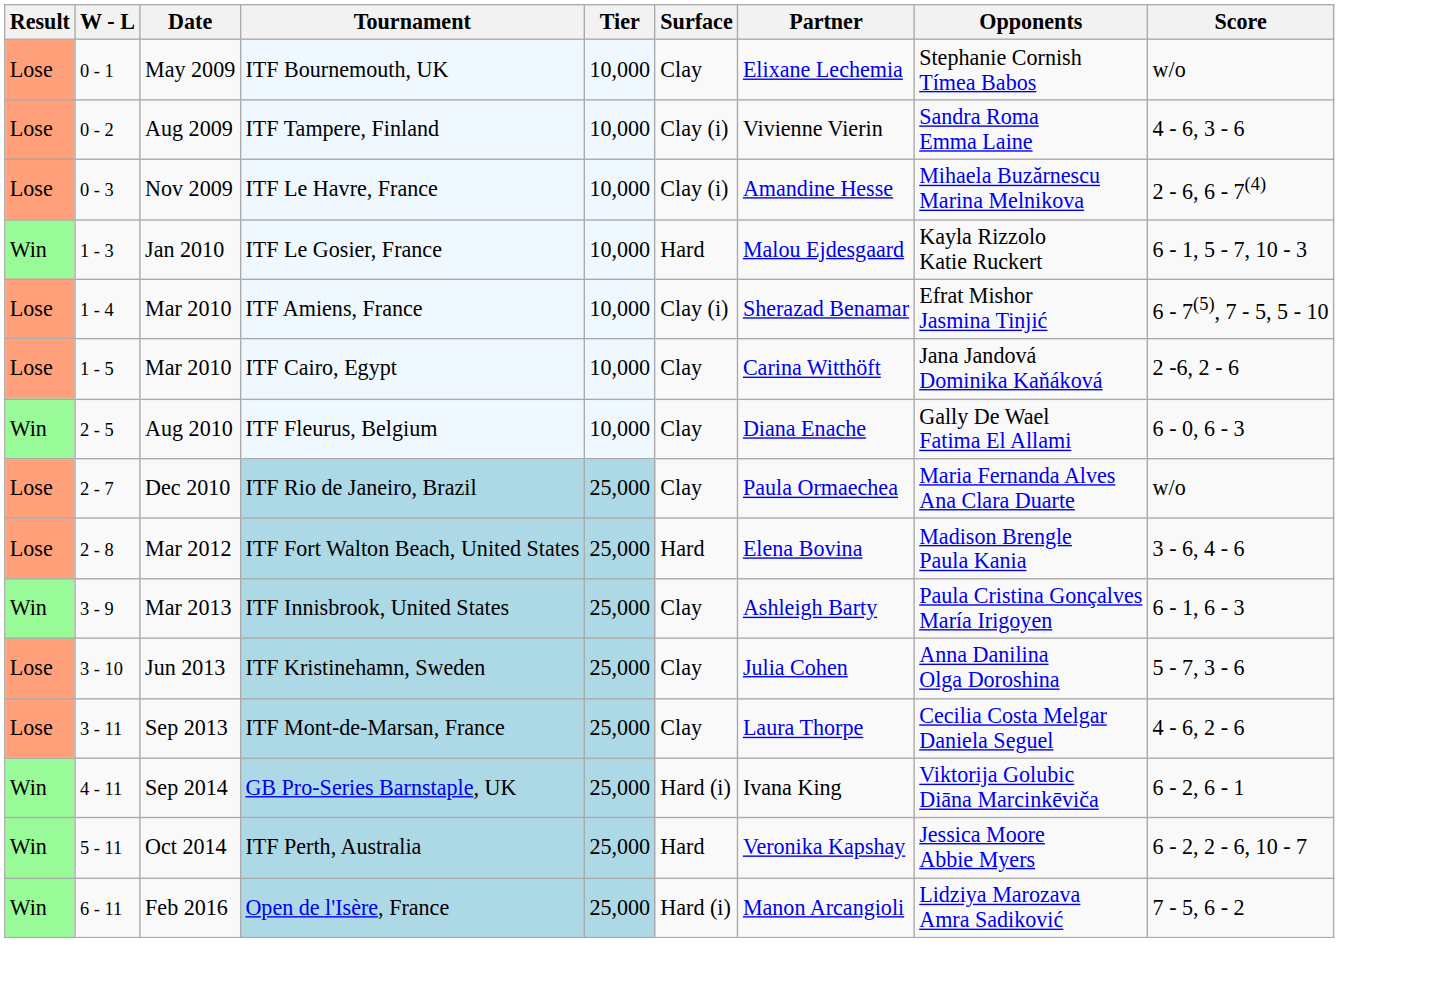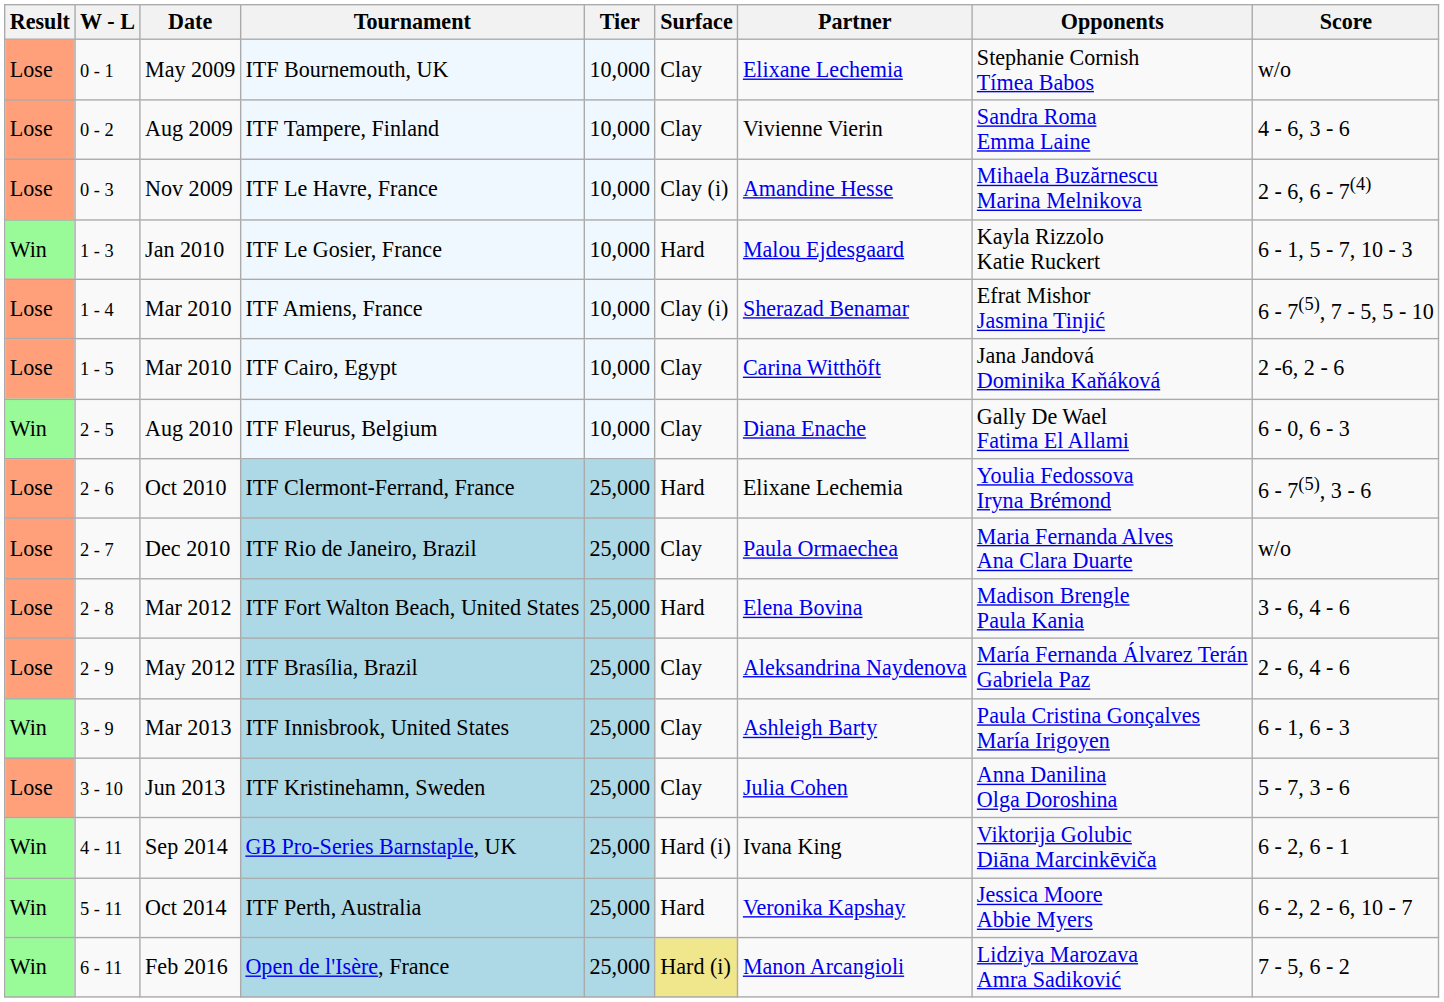(694, 129) Clay (i) -> (681, 129) Clay
+ row: (380, 488)
+ row: (332, 668)
- row: (375, 727)
(696, 907) no background -> (696, 967) khaki background
